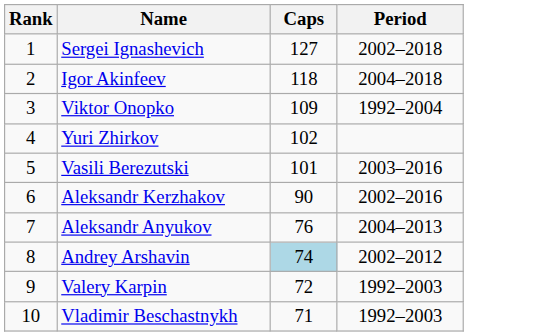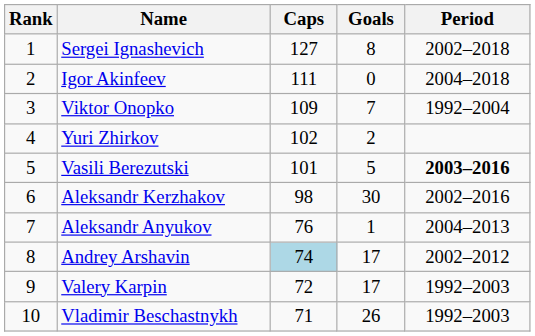+ column: (371, 19)
(304, 78) 118 -> (304, 78) 111
(400, 167) normal -> (467, 167) bold
(304, 197) 90 -> (304, 197) 98
